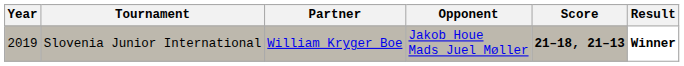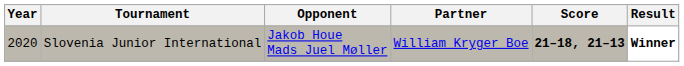columns swapped: (335, 15) <-> (469, 15)
(23, 43) 2019 -> (23, 43) 2020
